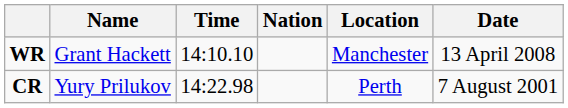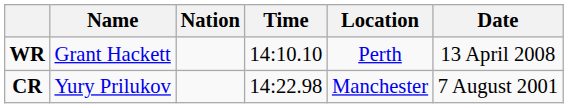columns swapped: (293, 20) <-> (217, 20)
(380, 53) Manchester -> (380, 53) Perth
(380, 86) Perth -> (380, 86) Manchester
